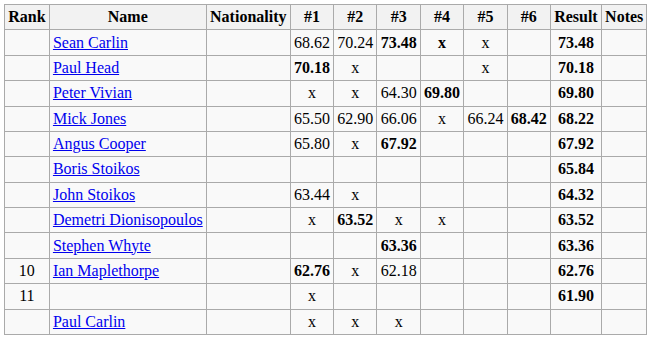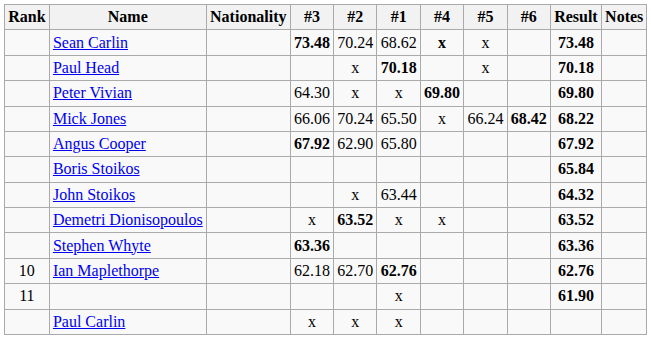columns swapped: (312, 17) <-> (399, 17)
(355, 118) 62.90 -> (355, 118) 70.24
(355, 144) x -> (355, 144) 62.90
(355, 270) x -> (355, 270) 62.70
